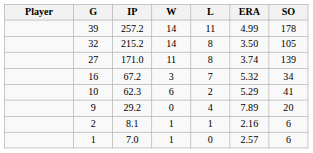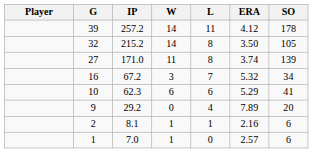(249, 28) 4.99 -> (249, 28) 4.12
(210, 92) 2 -> (210, 92) 6
